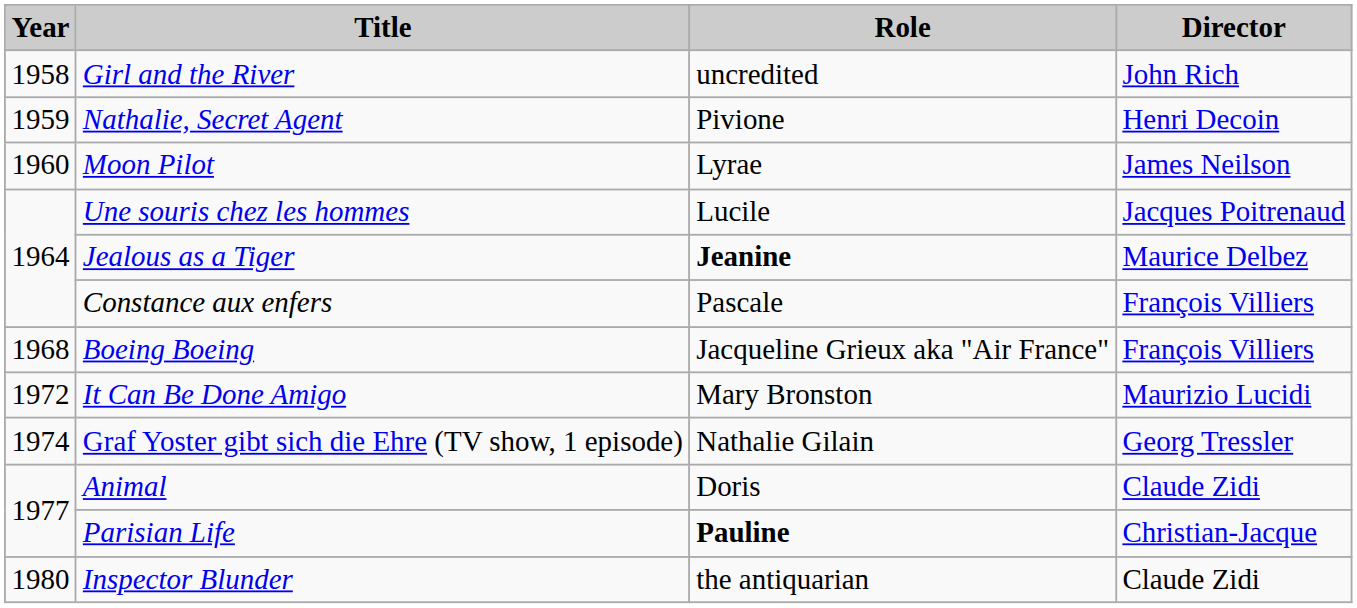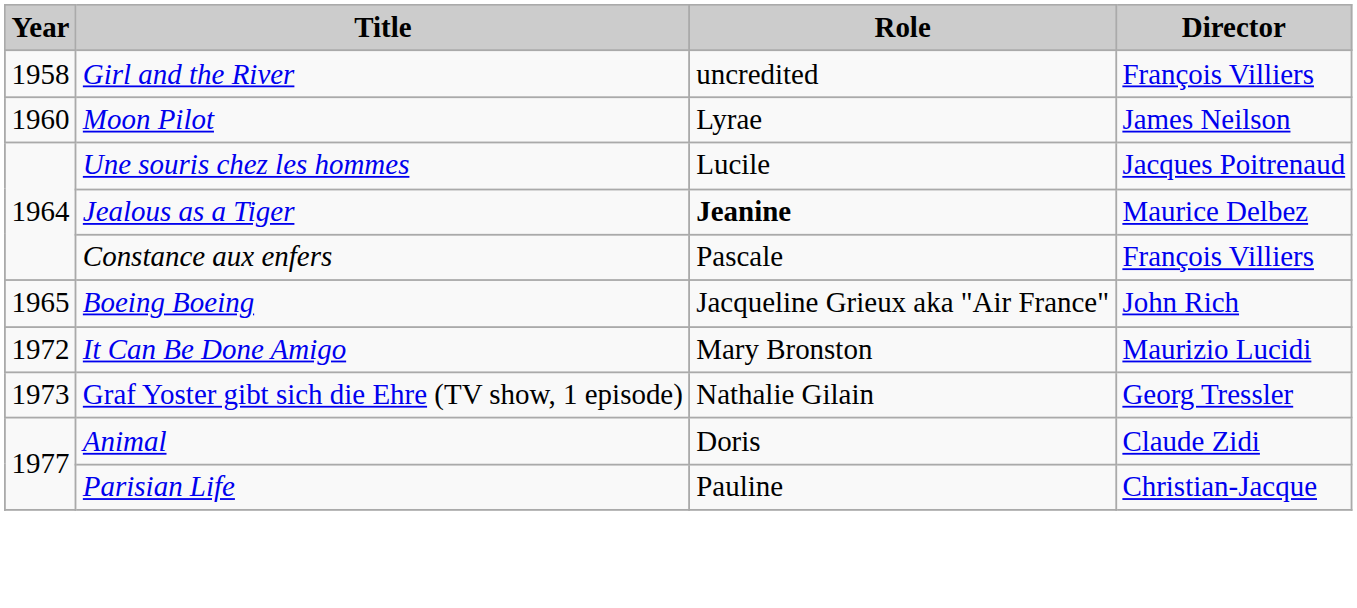(1181, 73) John Rich -> (1218, 73) François Villiers
- row: (213, 119)
(41, 348) 1968 -> (41, 303) 1965
(1218, 348) François Villiers -> (1181, 303) John Rich
(41, 440) 1974 -> (41, 394) 1973
(743, 532) bold -> (740, 486) normal
- row: (188, 578)
